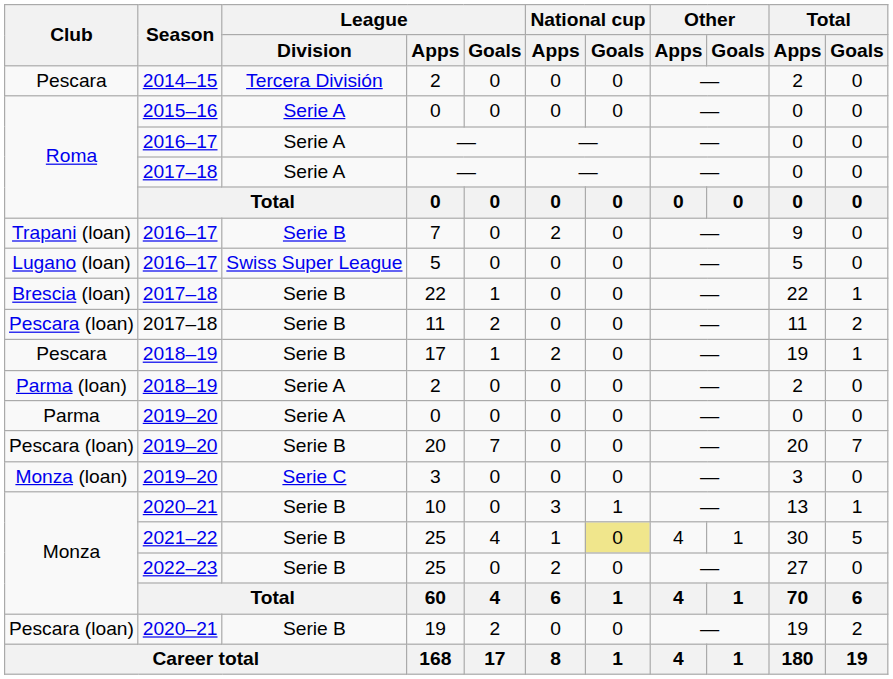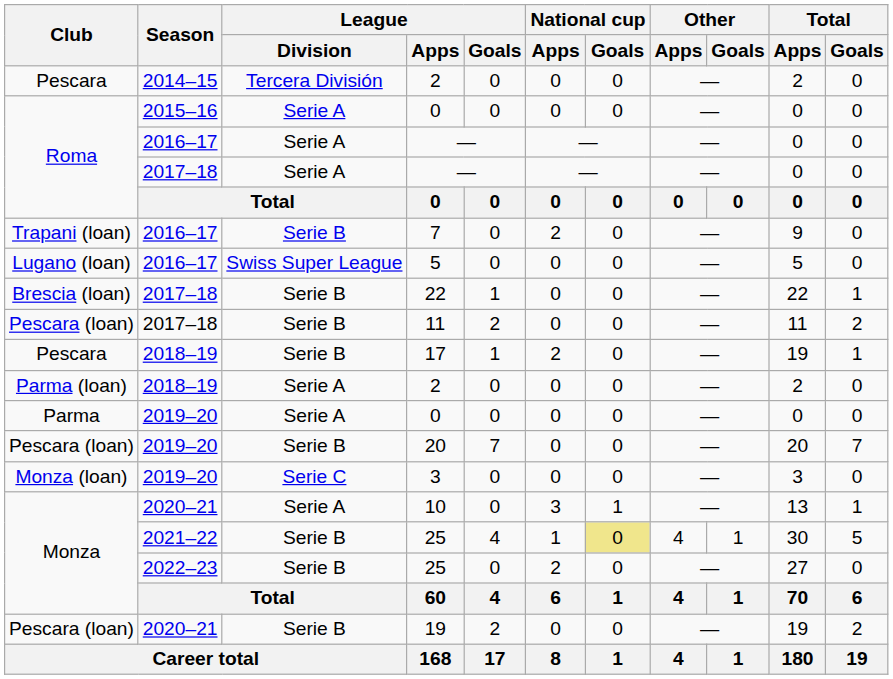(314, 506) Serie B -> (314, 506) Serie A
